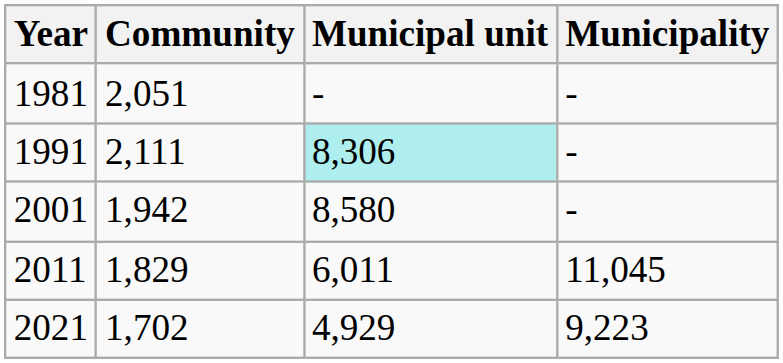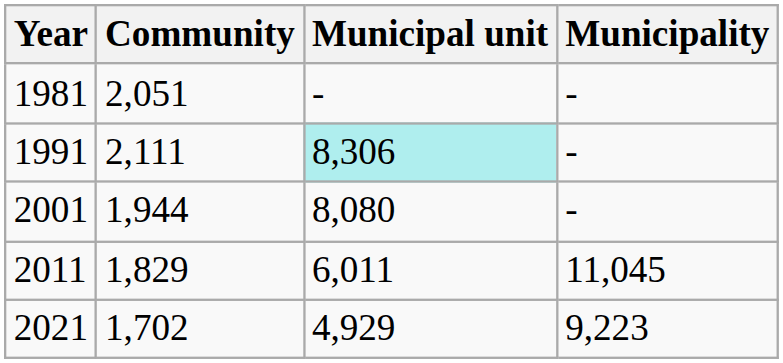(147, 210) 1,942 -> (147, 210) 1,944
(354, 210) 8,580 -> (354, 210) 8,080
